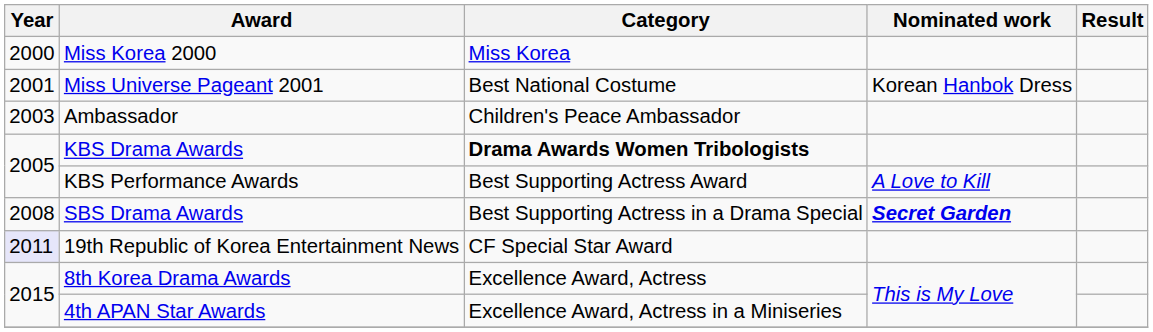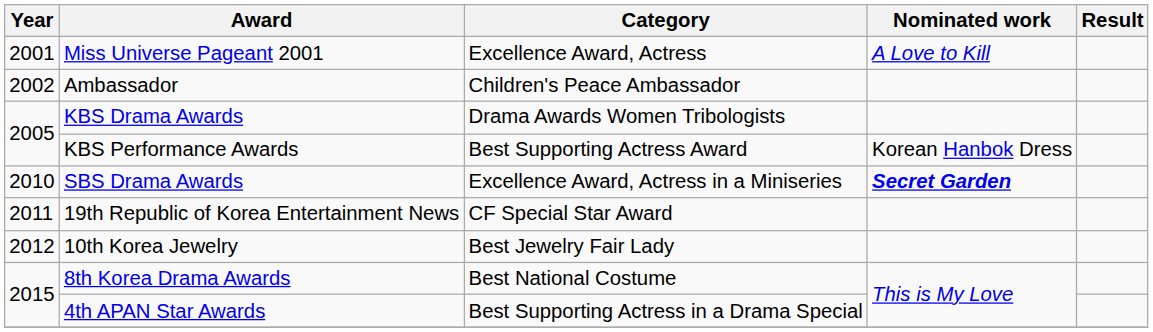- row: (140, 52)
(572, 85) Best National Costume -> (588, 52) Excellence Award, Actress
(972, 85) Korean Hanbok Dress -> (931, 52) A Love to Kill
(32, 117) 2003 -> (32, 85) 2002
(639, 149) bold -> (627, 117) normal
(931, 181) A Love to Kill -> (972, 149) Korean Hanbok Dress
(32, 213) 2008 -> (32, 181) 2010
(666, 213) Best Supporting Actress in a Drama Special -> (655, 181) Excellence Award, Actress in a Miniseries
(31, 246) lavender background -> (31, 213) no background
+ row: (151, 246)
(588, 278) Excellence Award, Actress -> (572, 278) Best National Costume
(655, 310) Excellence Award, Actress in a Miniseries -> (666, 310) Best Supporting Actress in a Drama Special
